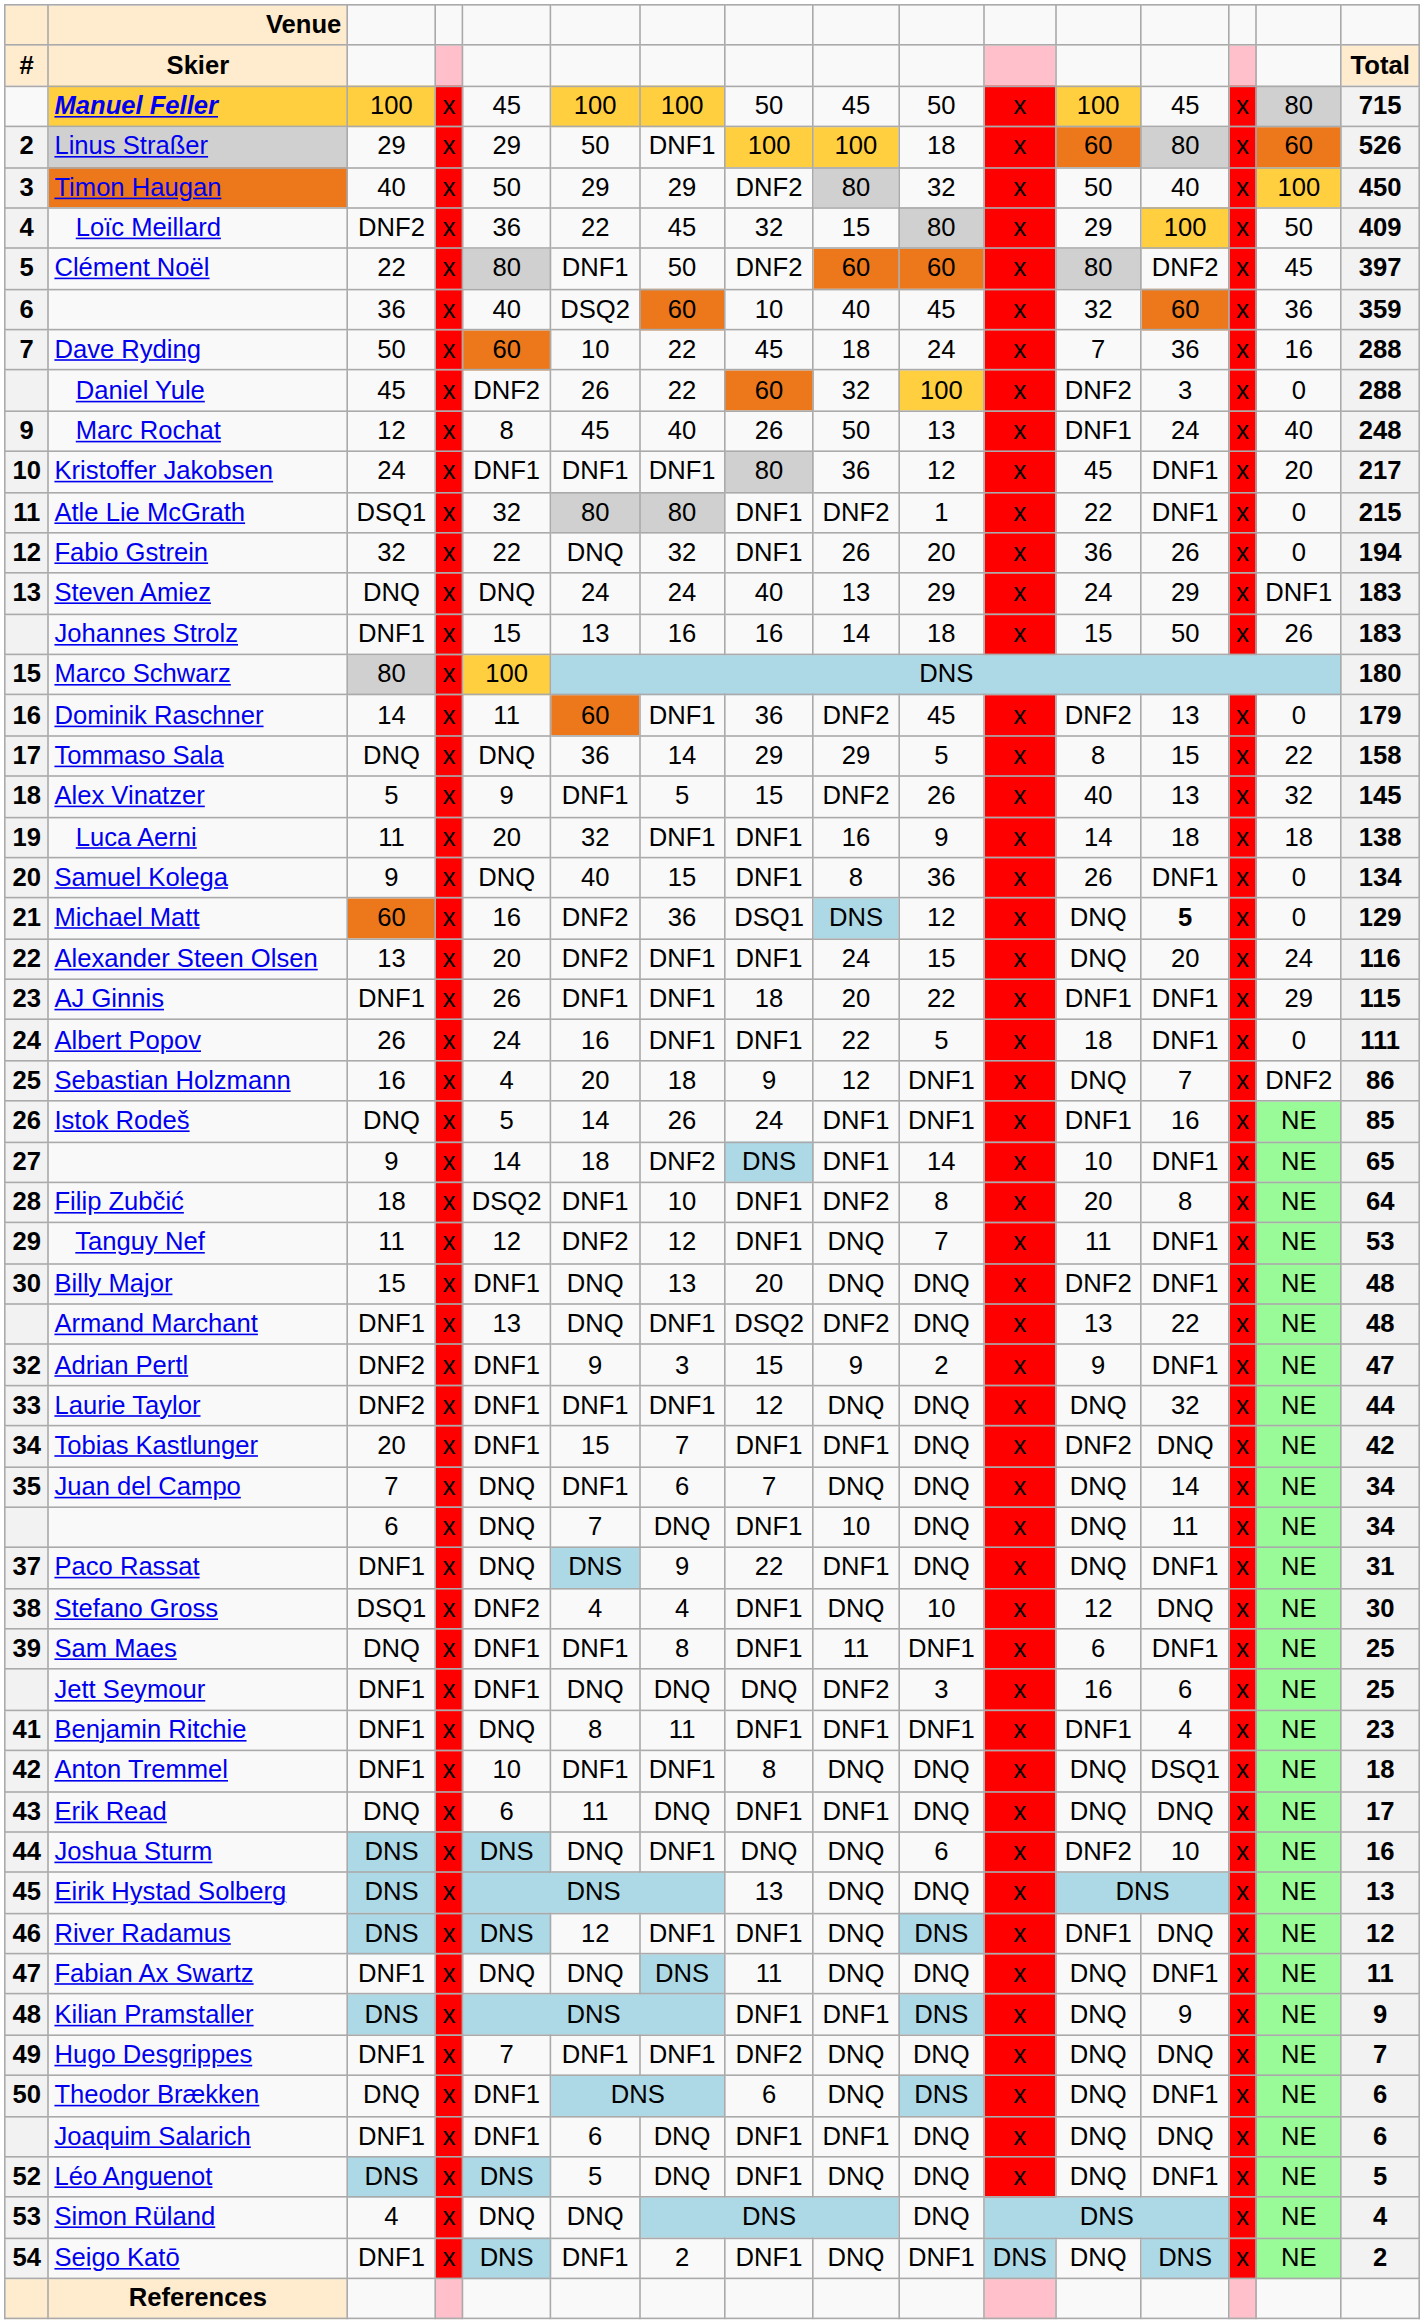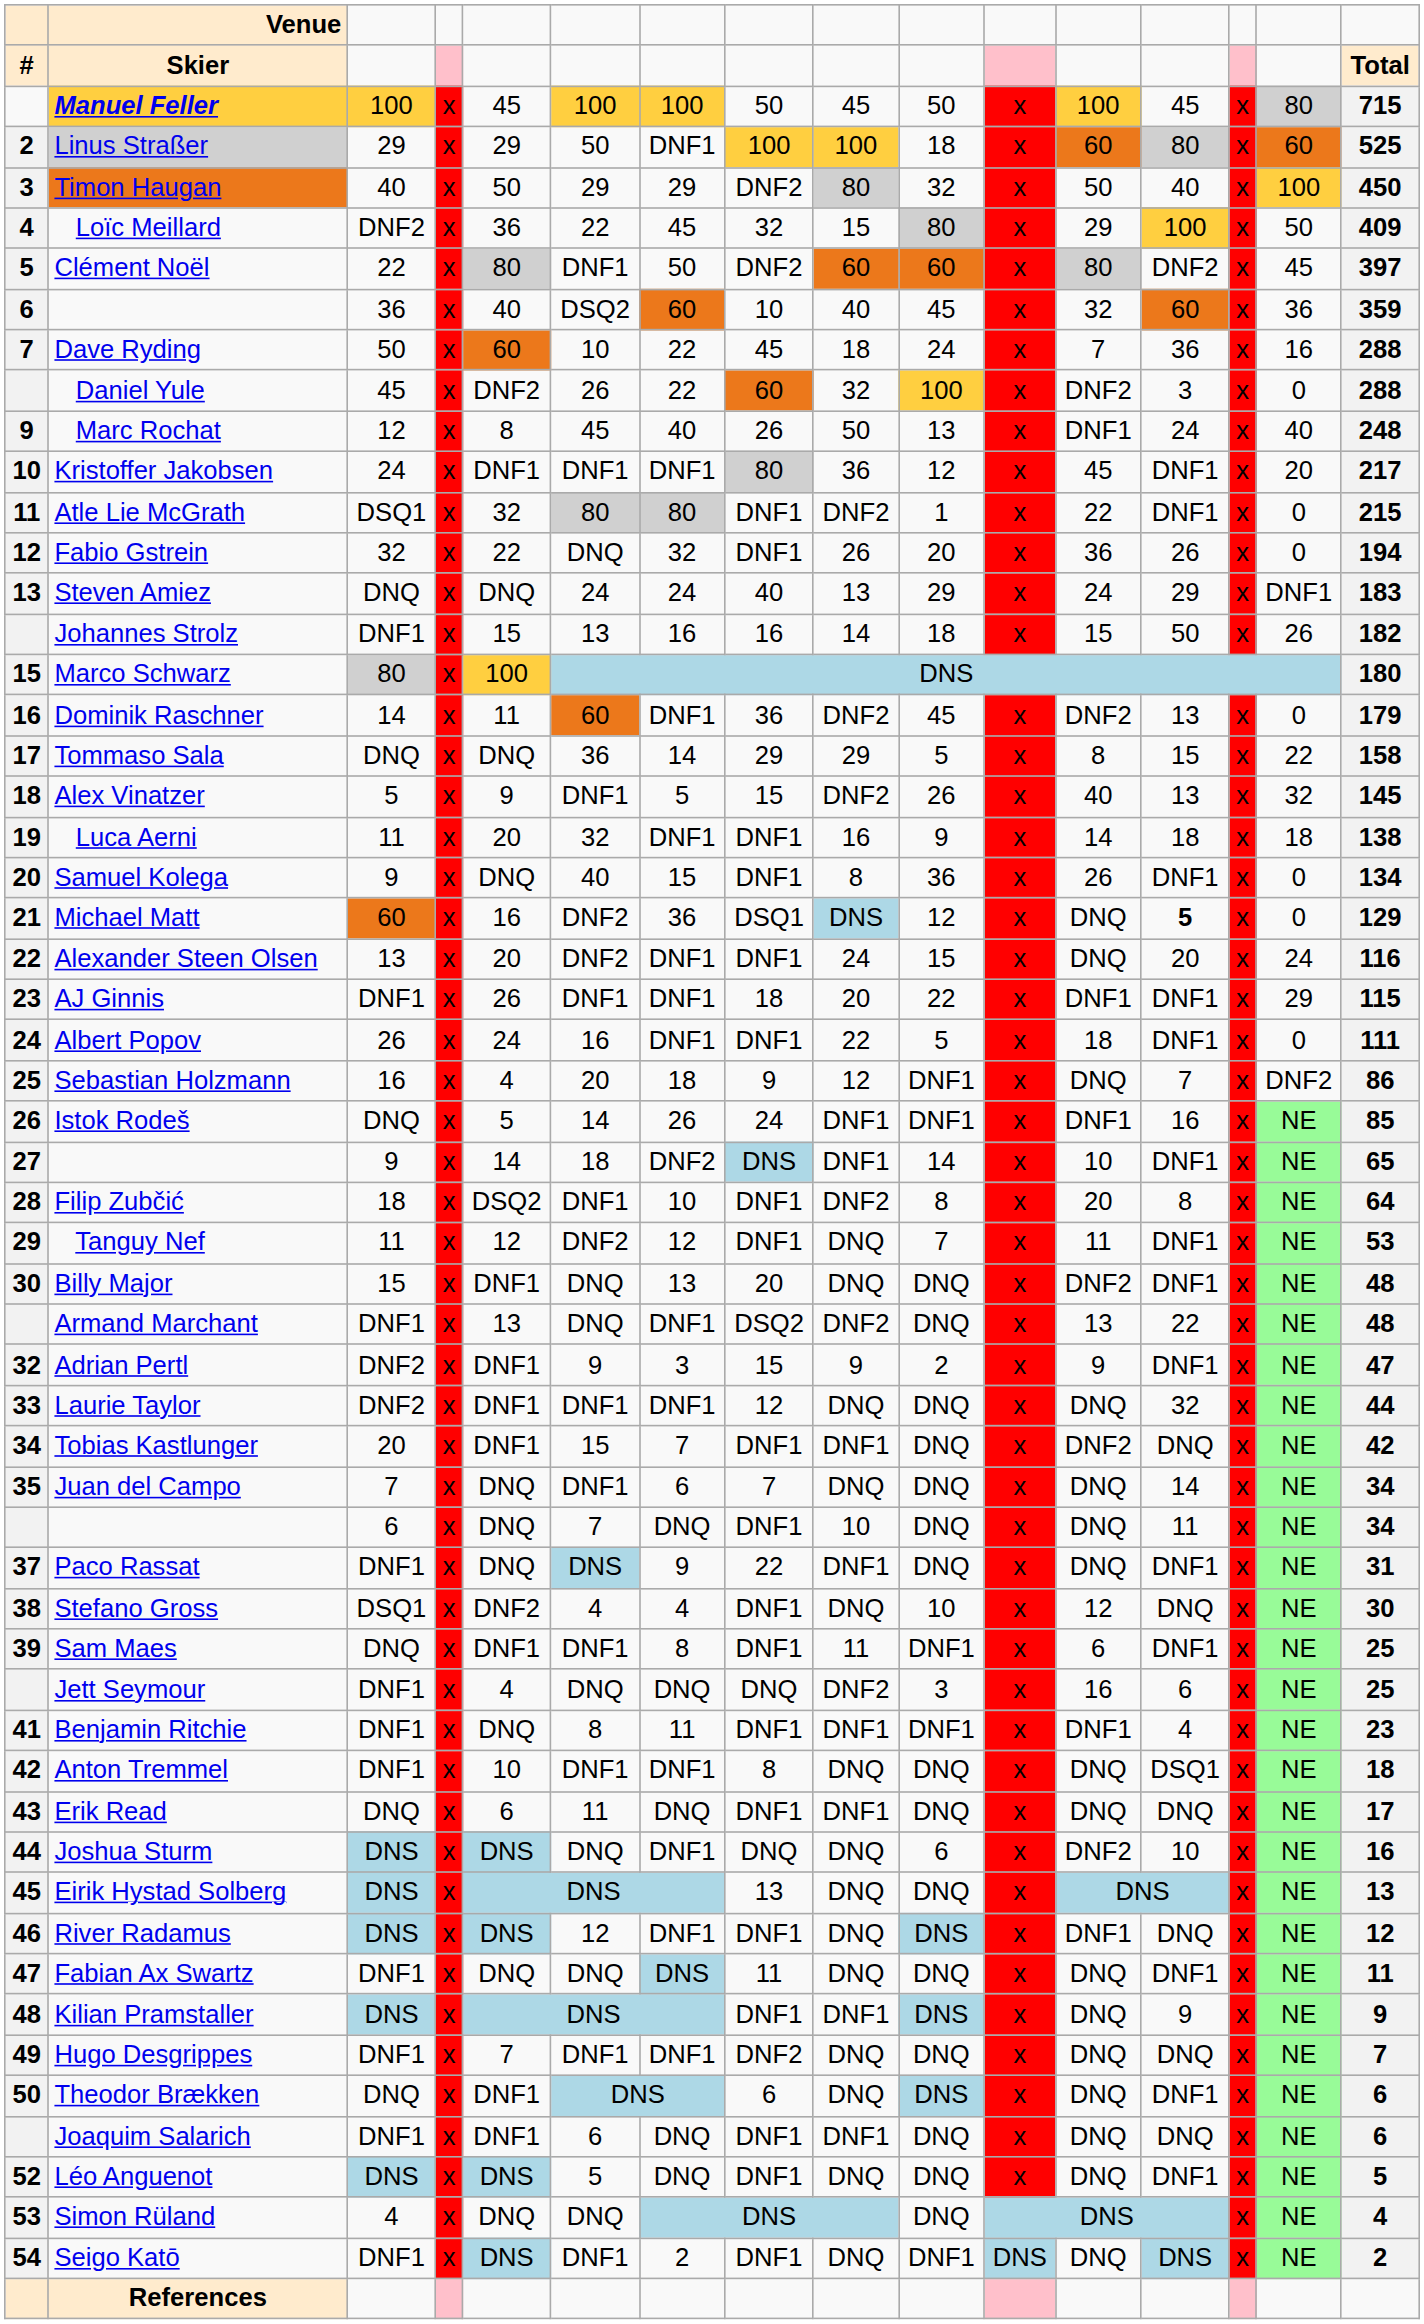(1380, 146) 526 -> (1380, 146) 525
(1380, 633) 183 -> (1380, 633) 182
(507, 1689) DNF1 -> (507, 1689) 4
